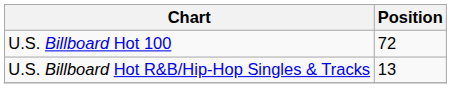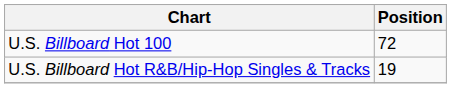(387, 69) 13 -> (387, 69) 19
